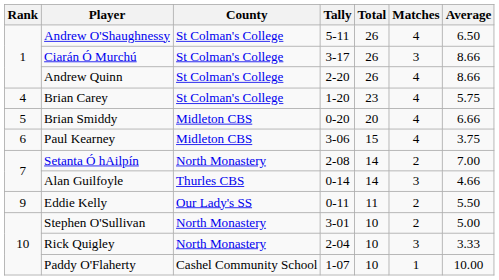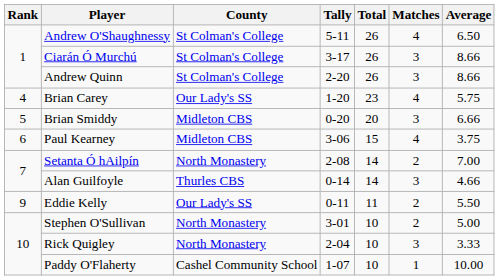(416, 77) 4 -> (416, 77) 3
(230, 98) St Colman's College -> (214, 98) Our Lady's SS
(416, 118) 4 -> (416, 118) 3
